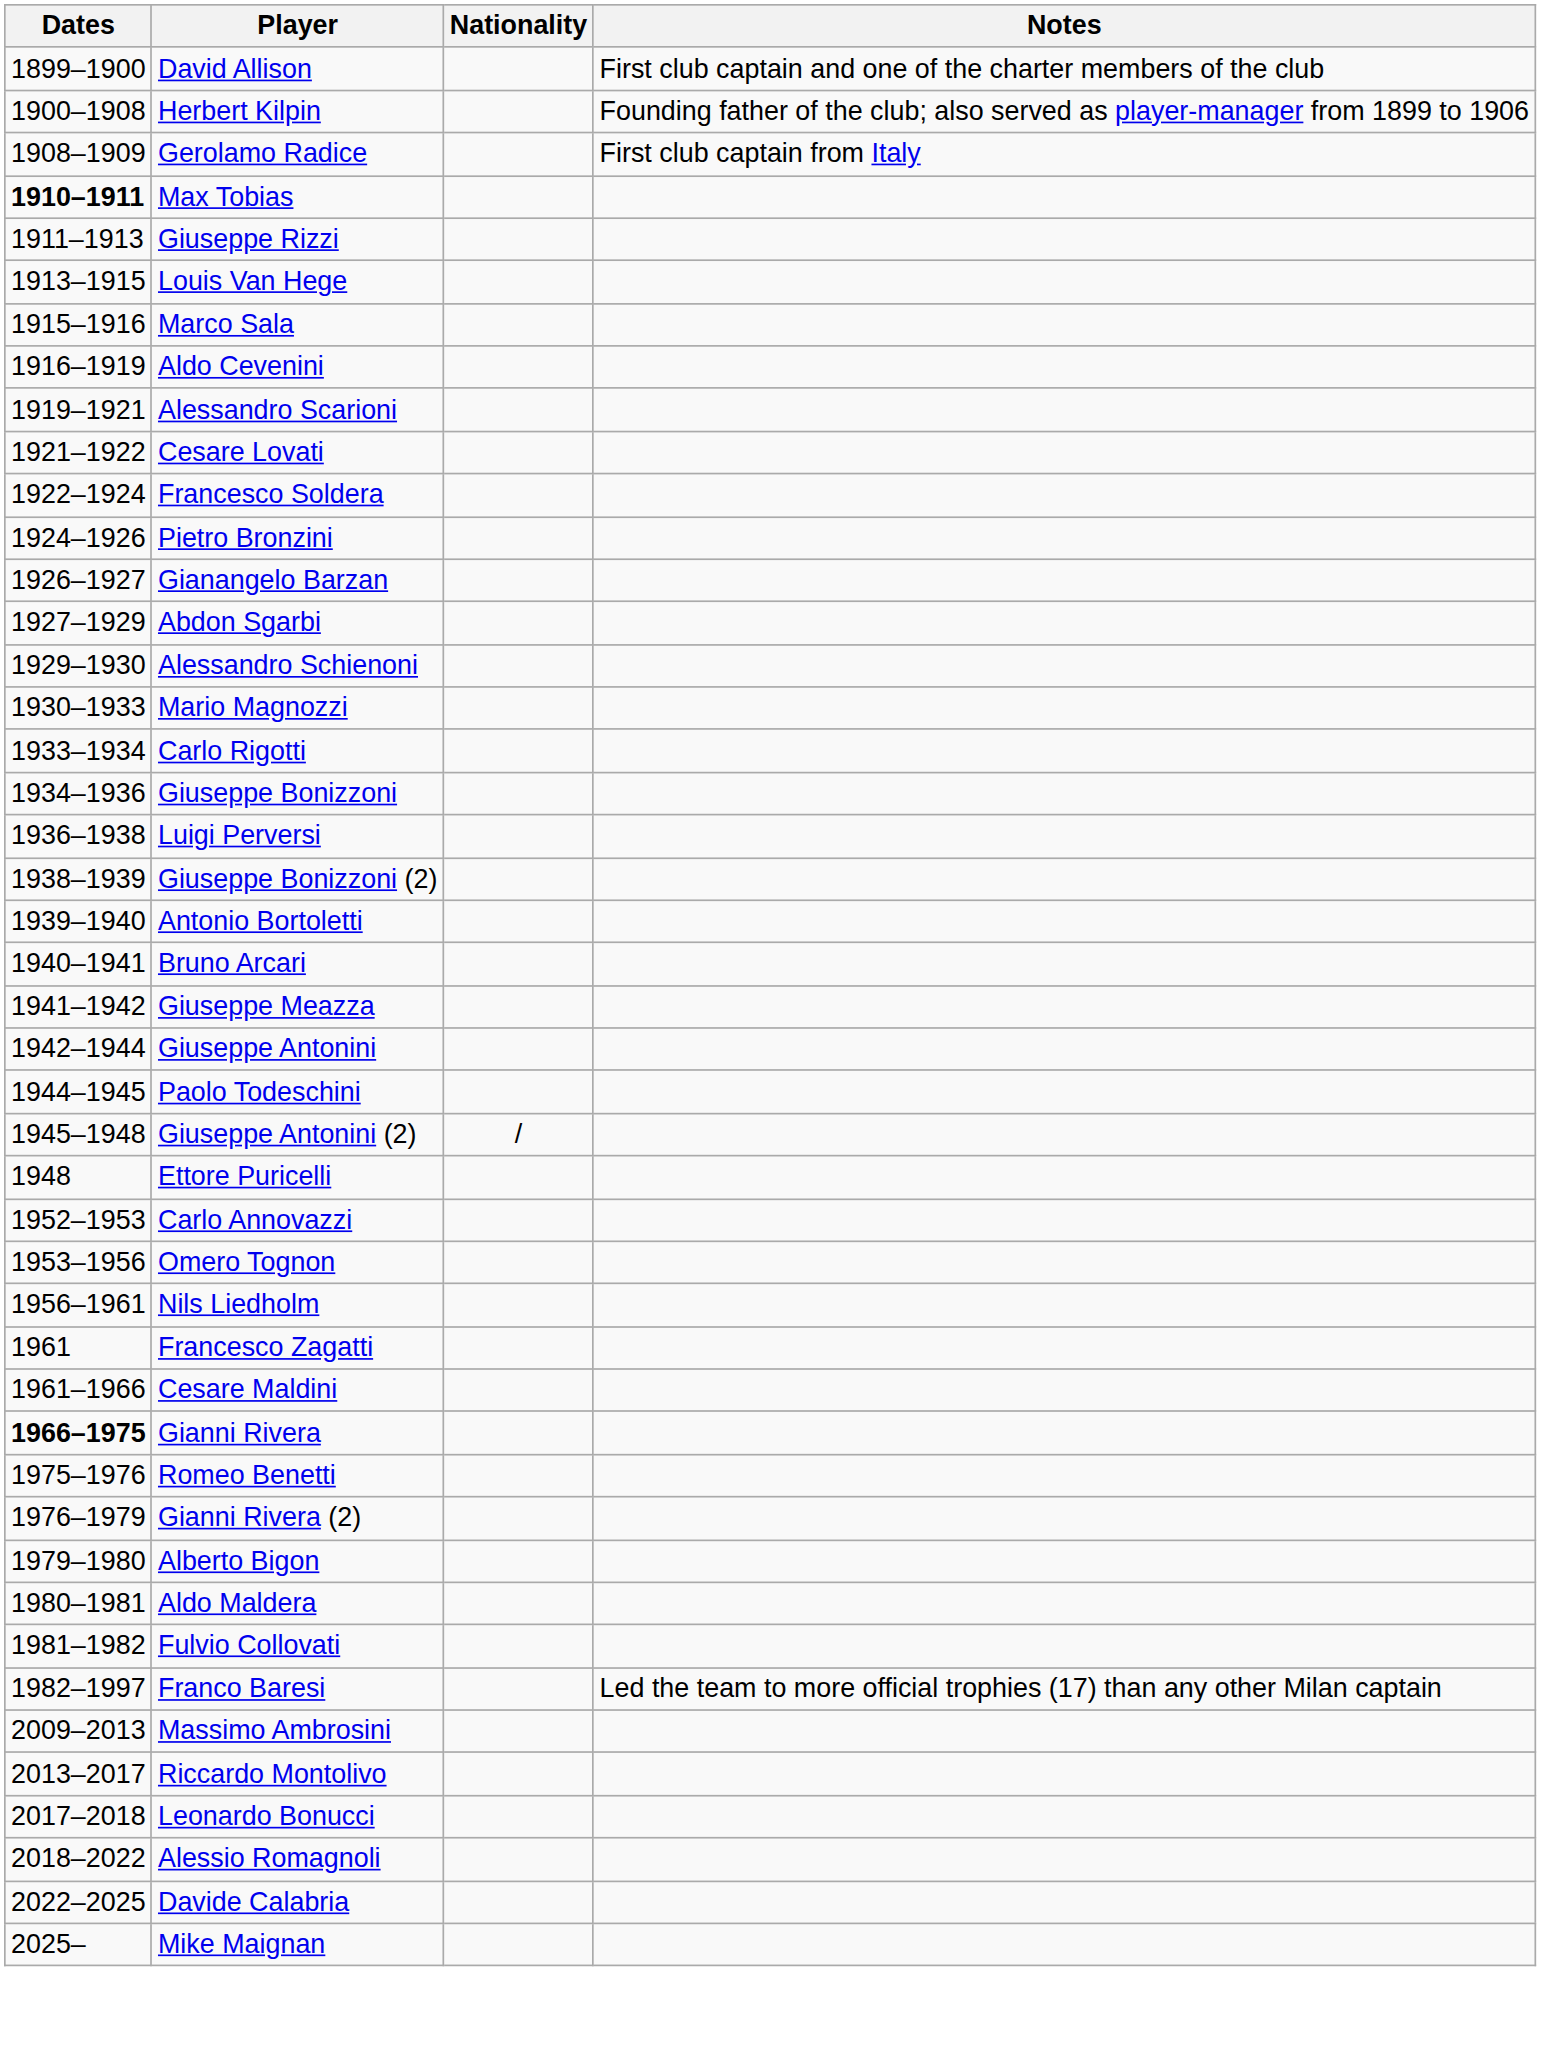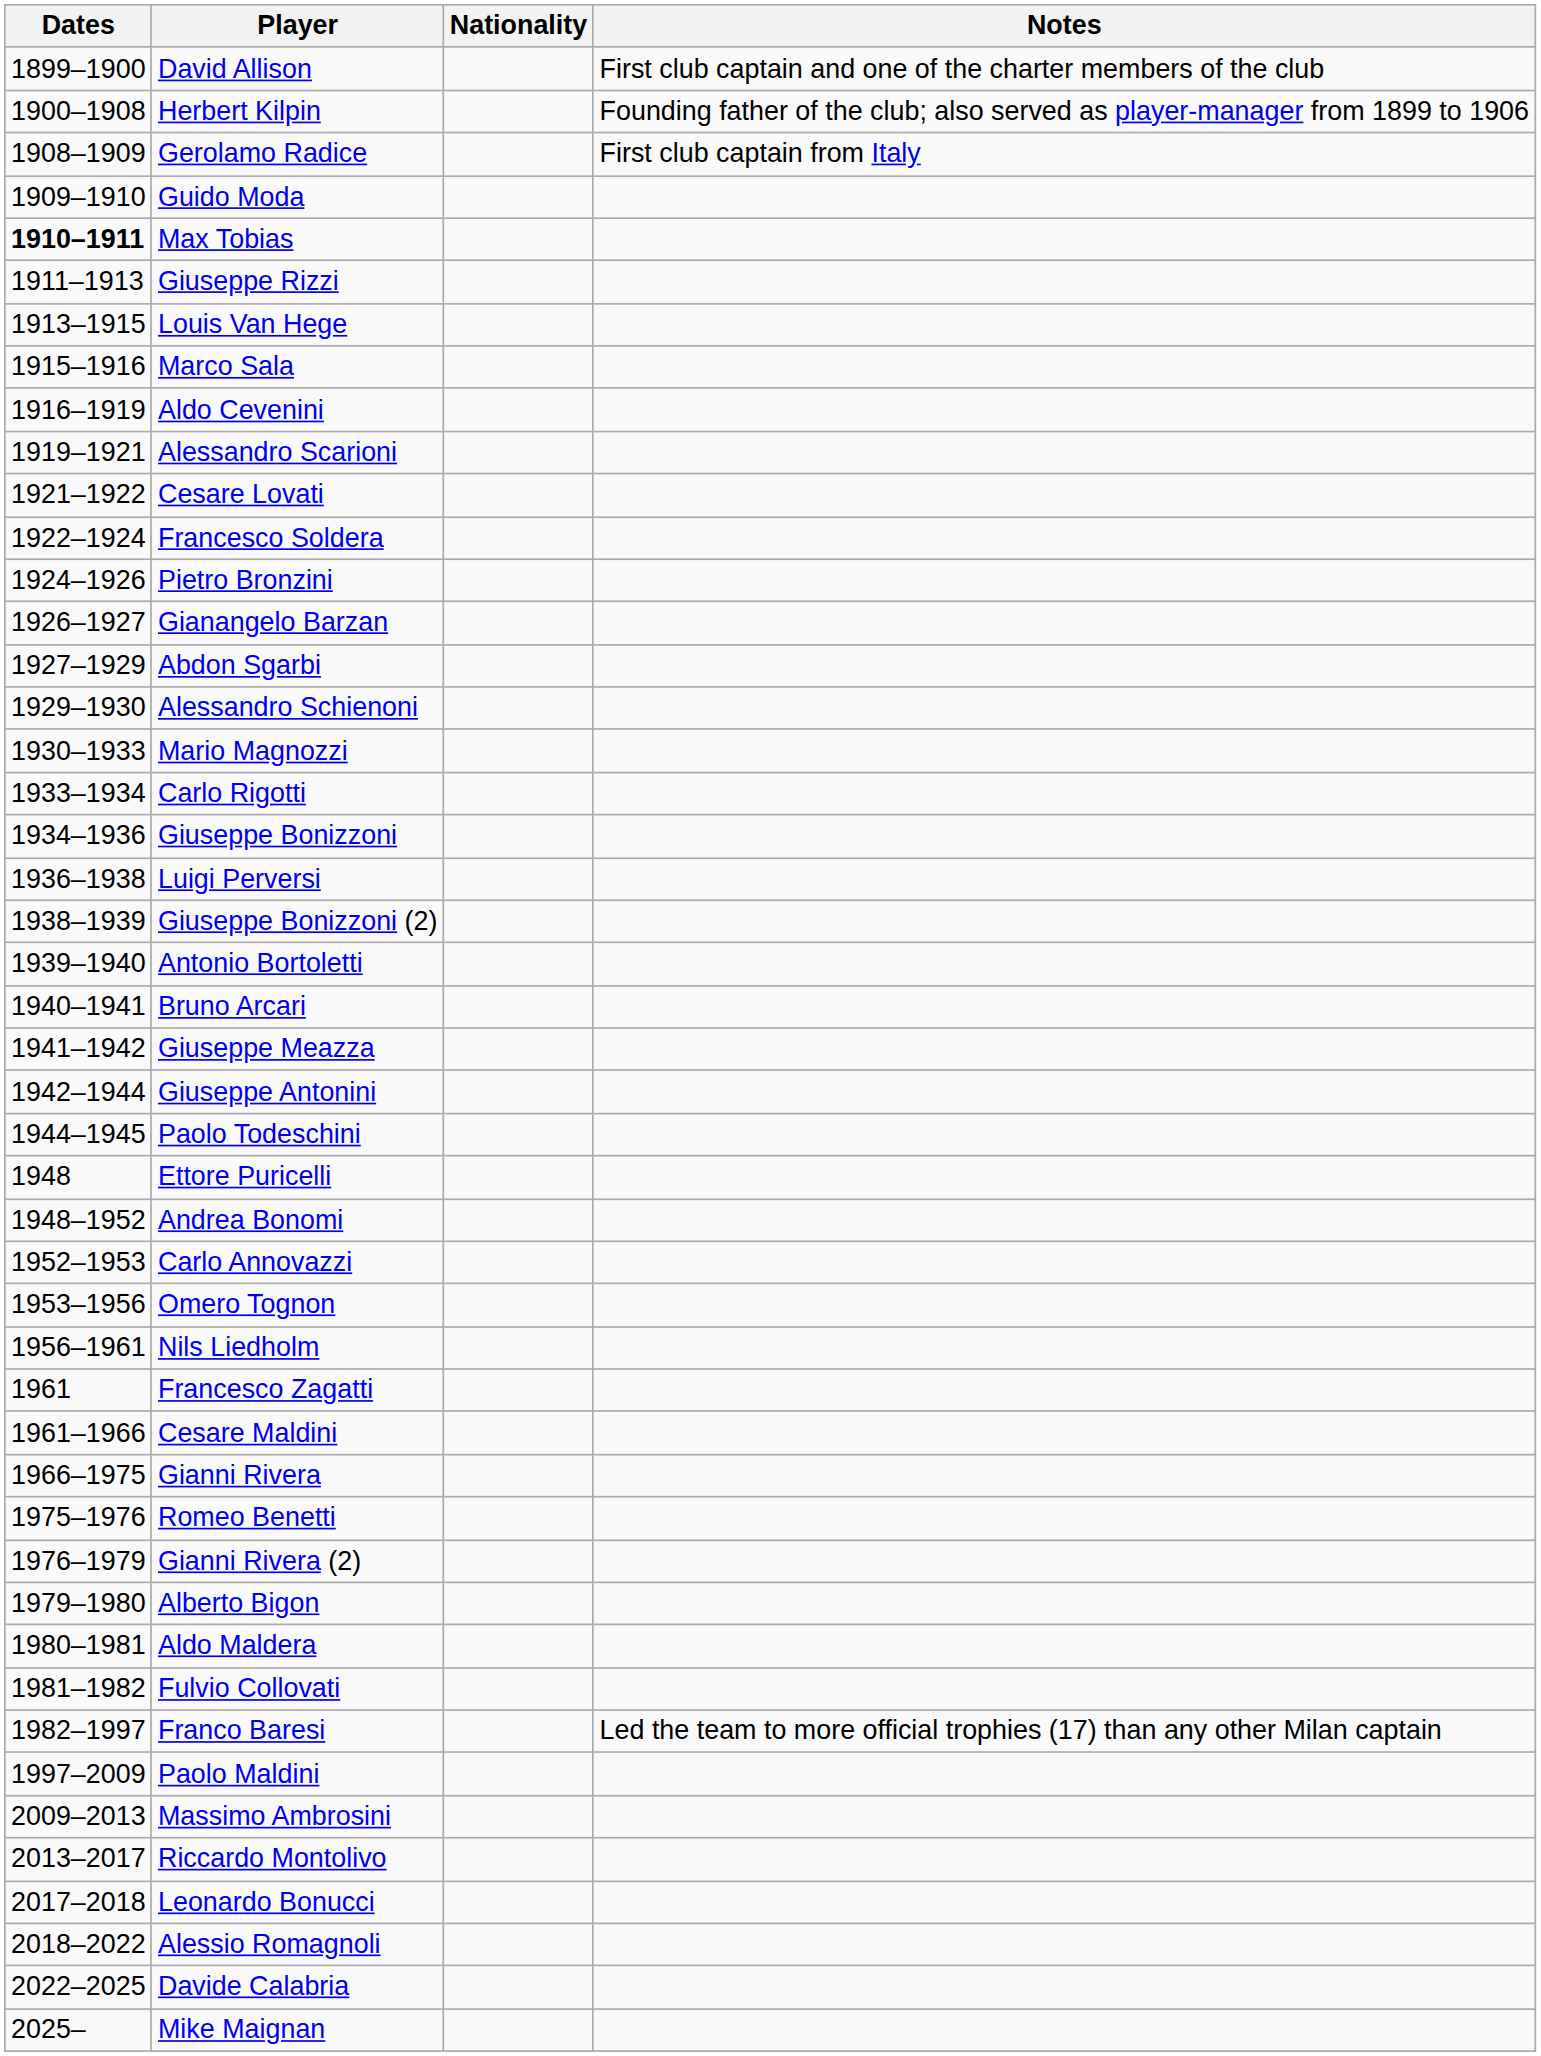+ row: (231, 196)
- row: (287, 1134)
+ row: (251, 1219)
(78, 1432) bold -> (78, 1475) normal
+ row: (239, 1773)
